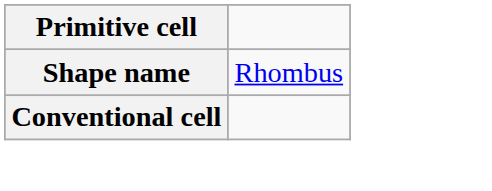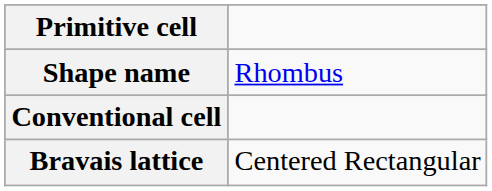+ row: (116, 161)
